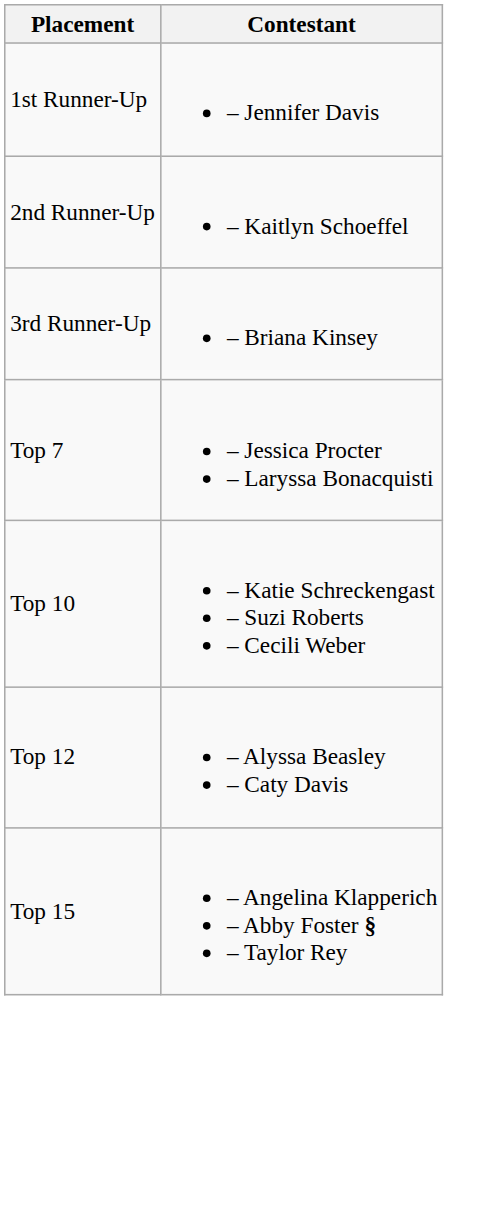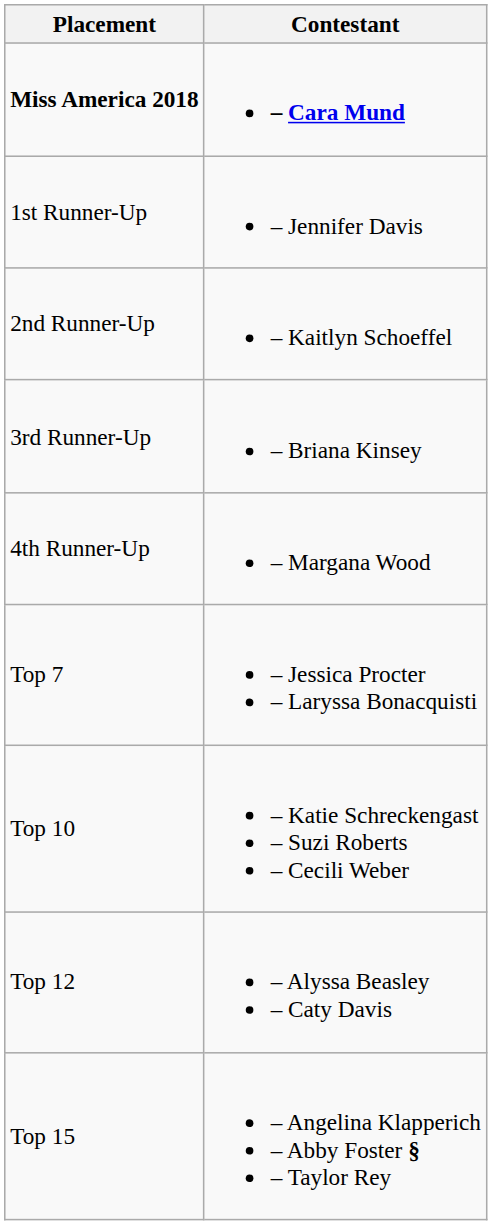+ row: (104, 99)
+ row: (80, 548)
